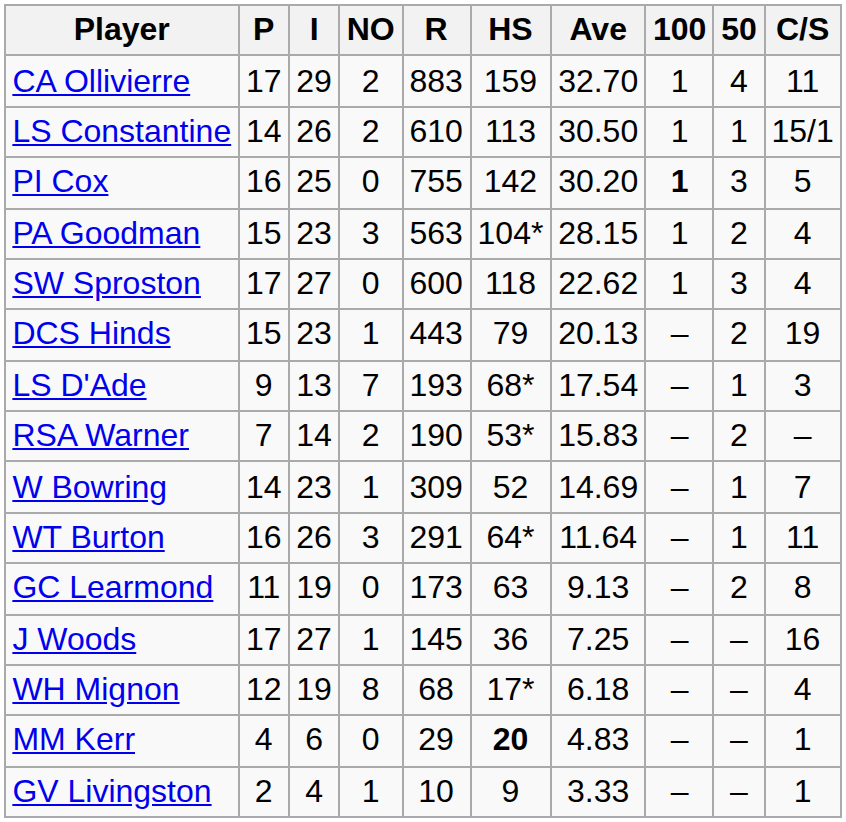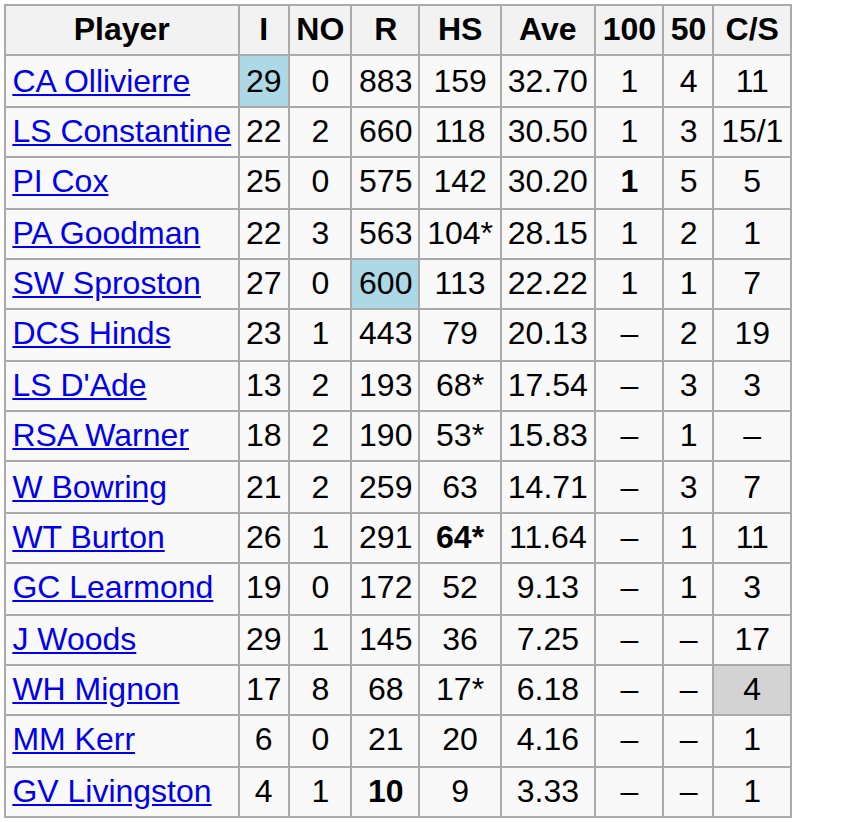- column: (264, 29)
(314, 80) no background -> (264, 80) lightblue background
(371, 80) 2 -> (320, 80) 0
(314, 131) 26 -> (264, 131) 22
(436, 131) 610 -> (386, 131) 660
(510, 131) 113 -> (460, 131) 118
(739, 131) 1 -> (689, 131) 3
(436, 182) 755 -> (386, 182) 575
(739, 182) 3 -> (689, 182) 5
(314, 232) 23 -> (264, 232) 22
(803, 232) 4 -> (752, 232) 1
(436, 283) no background -> (386, 283) lightblue background
(510, 283) 118 -> (460, 283) 113
(598, 283) 22.62 -> (548, 283) 22.22
(739, 283) 3 -> (689, 283) 1
(803, 283) 4 -> (752, 283) 7
(371, 385) 7 -> (320, 385) 2
(739, 385) 1 -> (689, 385) 3
(314, 435) 14 -> (264, 435) 18
(739, 435) 2 -> (689, 435) 1
(314, 486) 23 -> (264, 486) 21
(371, 486) 1 -> (320, 486) 2
(436, 486) 309 -> (386, 486) 259
(510, 486) 52 -> (460, 486) 63
(598, 486) 14.69 -> (548, 486) 14.71
(739, 486) 1 -> (689, 486) 3
(371, 537) 3 -> (320, 537) 1
(510, 537) normal -> (460, 537) bold
(436, 588) 173 -> (386, 588) 172
(510, 588) 63 -> (460, 588) 52
(739, 588) 2 -> (689, 588) 1
(803, 588) 8 -> (752, 588) 3
(314, 638) 27 -> (264, 638) 29
(803, 638) 16 -> (752, 638) 17
(314, 689) 19 -> (264, 689) 17
(803, 689) no background -> (752, 689) lightgrey background
(436, 740) 29 -> (386, 740) 21
(510, 740) bold -> (460, 740) normal
(598, 740) 4.83 -> (548, 740) 4.16
(436, 791) normal -> (386, 791) bold
